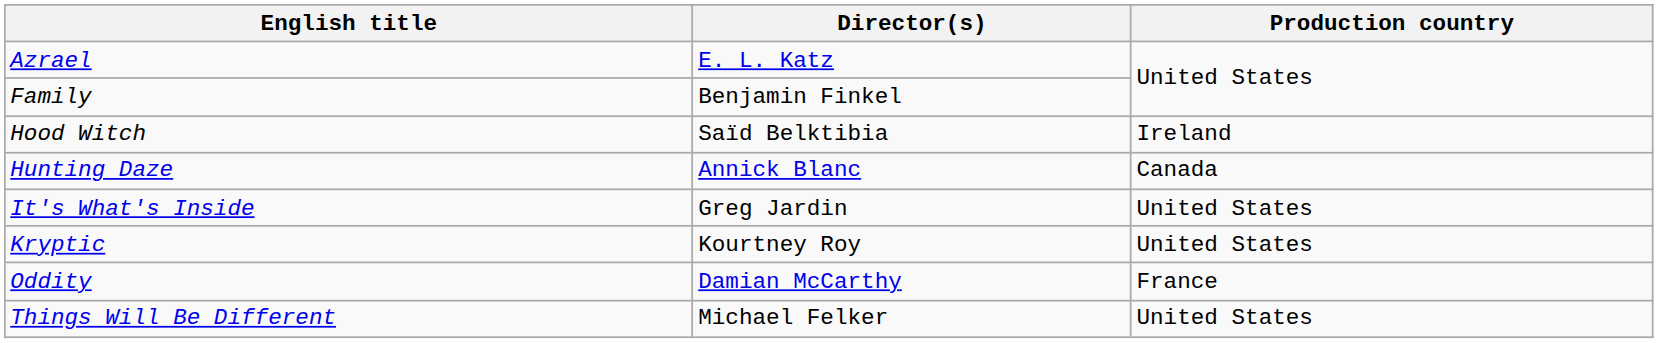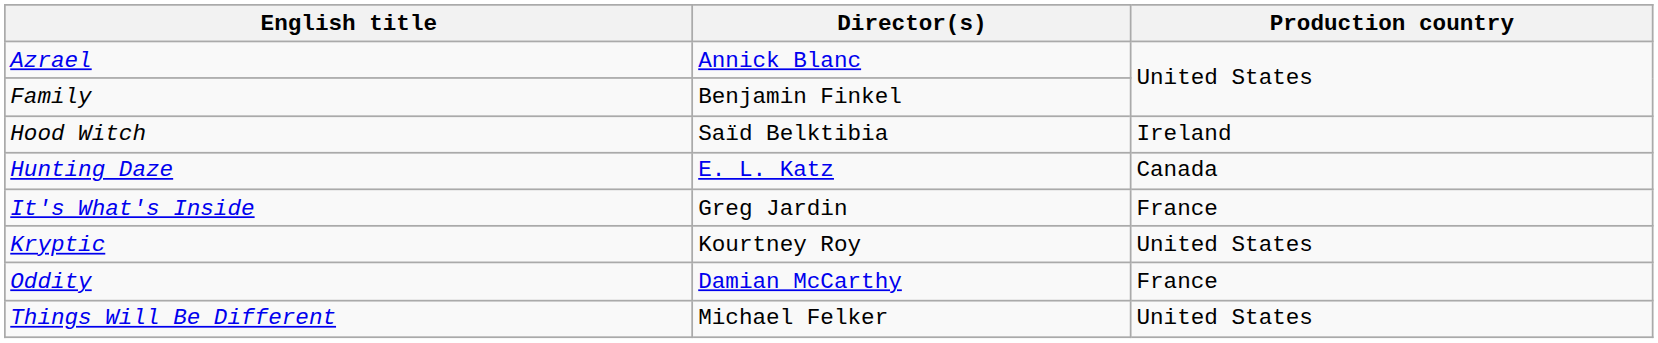(766, 60) E. L. Katz -> (780, 60) Annick Blanc
(780, 171) Annick Blanc -> (766, 171) E. L. Katz
(1225, 208) United States -> (1177, 208) France
